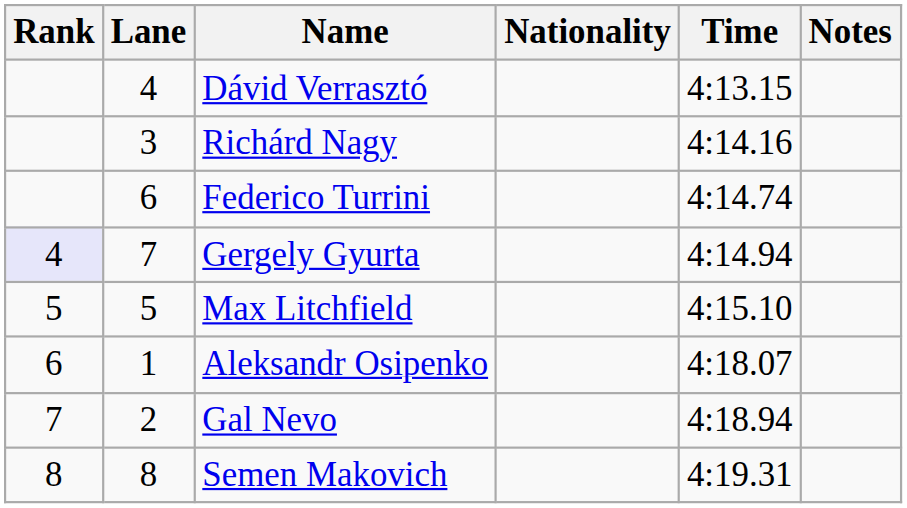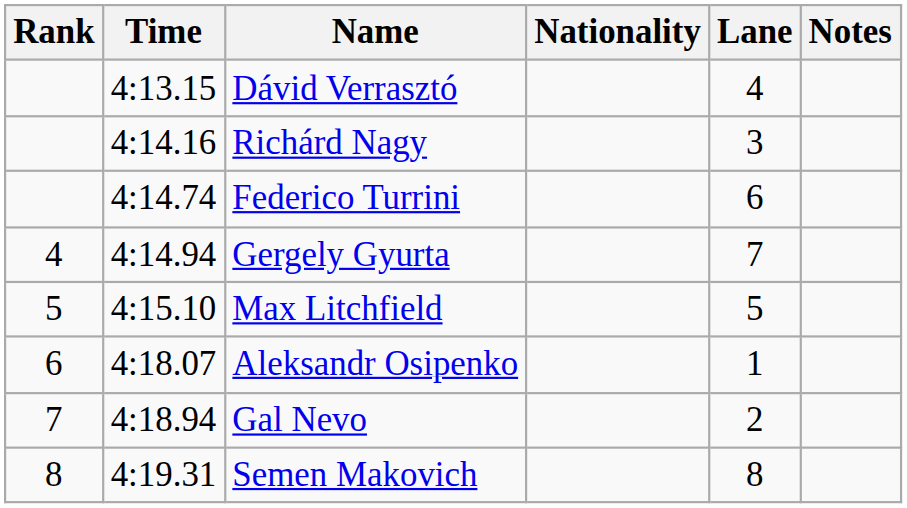columns swapped: (148, 32) <-> (740, 32)
(54, 253) lavender background -> (54, 253) no background
